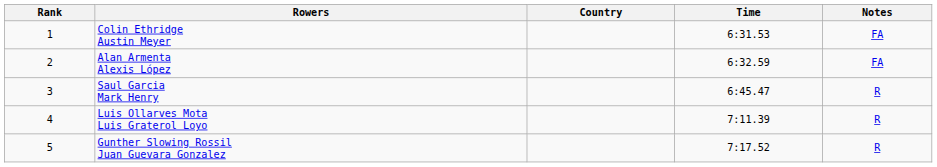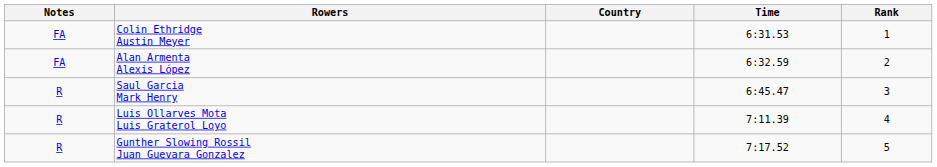columns swapped: (50, 13) <-> (877, 13)
